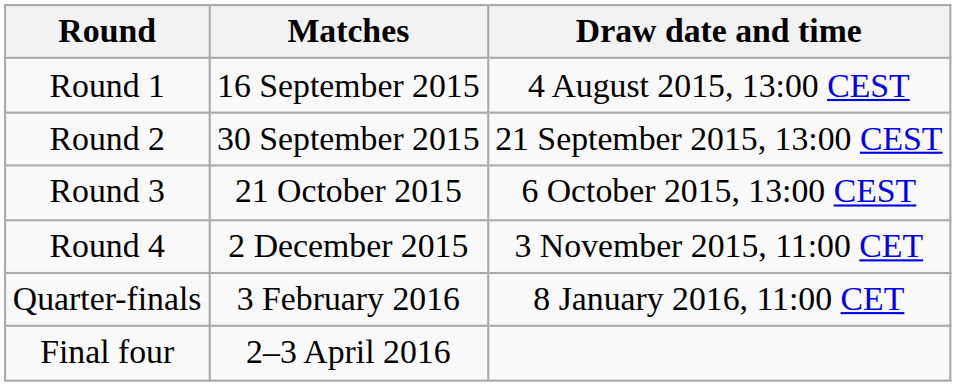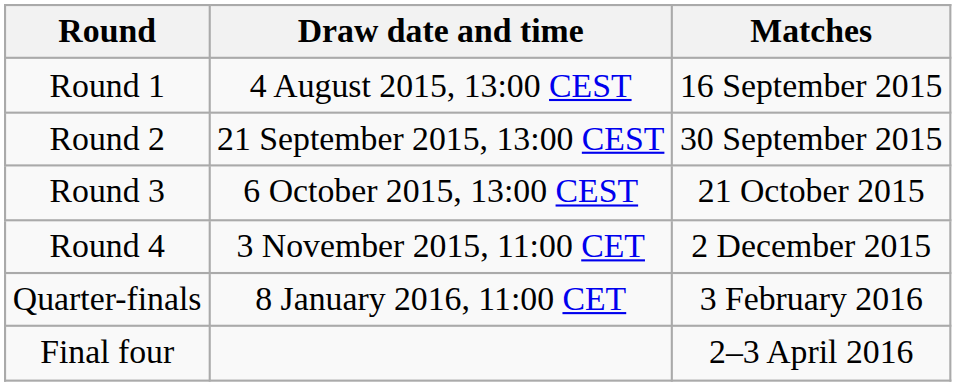columns swapped: (719, 31) <-> (348, 31)
